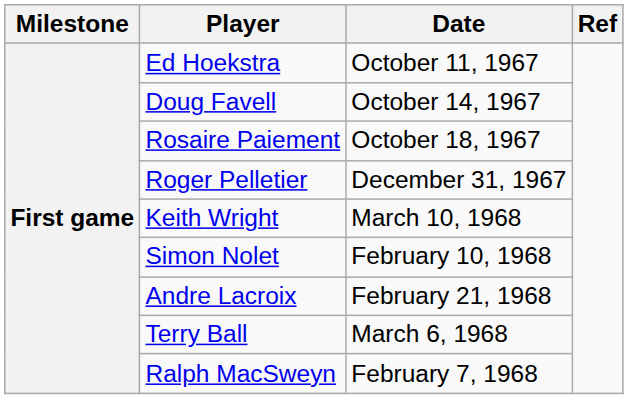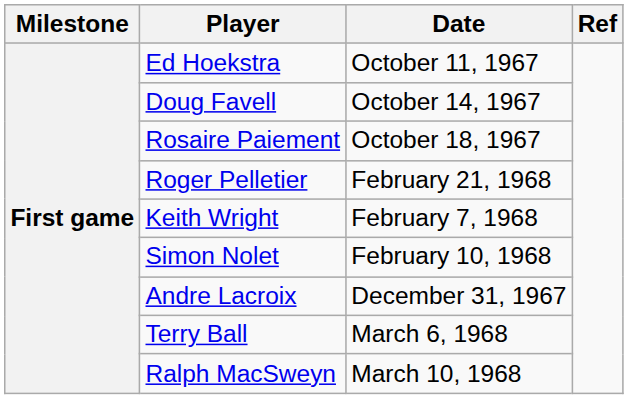(459, 179) December 31, 1967 -> (451, 179) February 21, 1968
(436, 218) March 10, 1968 -> (445, 218) February 7, 1968
(451, 295) February 21, 1968 -> (459, 295) December 31, 1967
(445, 373) February 7, 1968 -> (436, 373) March 10, 1968
